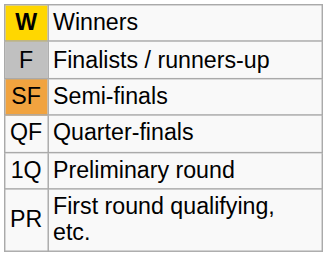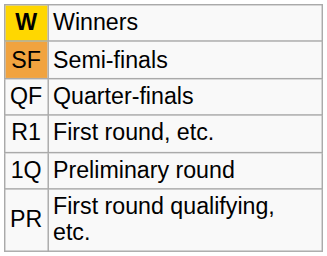- row: (26, 59)
+ row: (26, 133)
